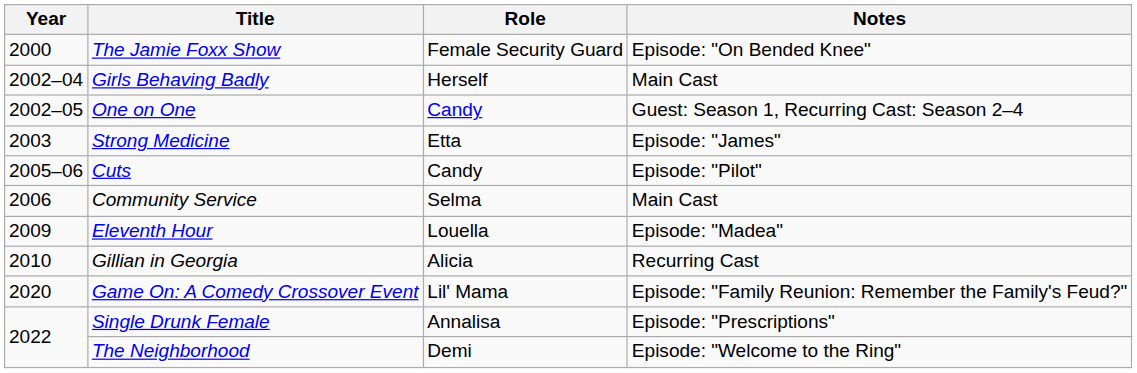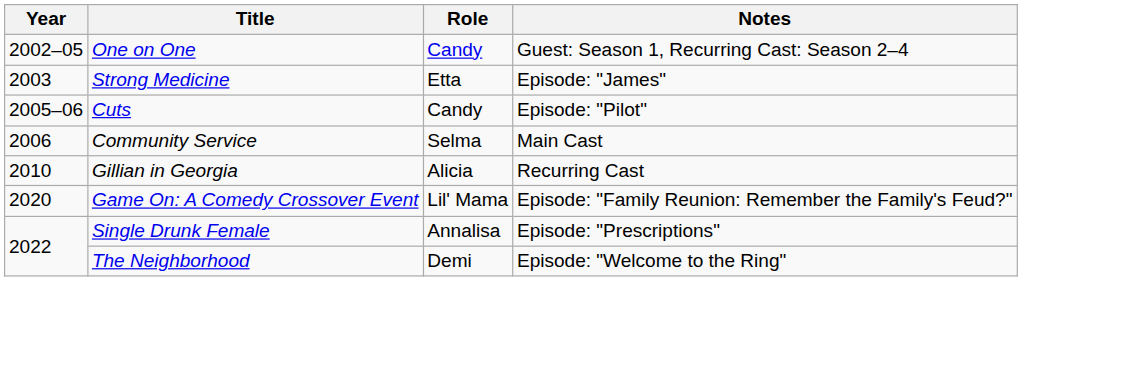- row: (186, 49)
- row: (180, 79)
- row: (152, 230)
